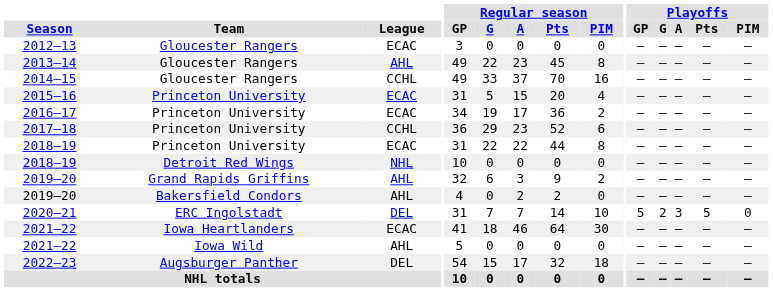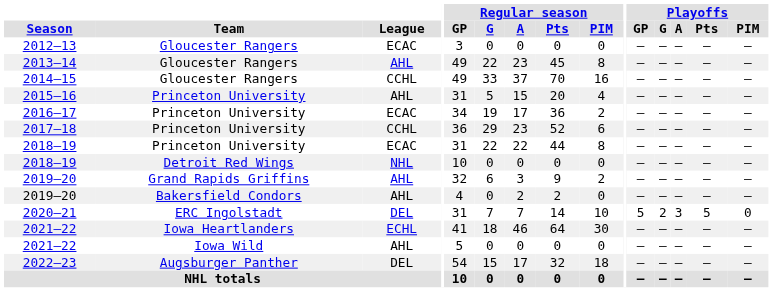(402, 96) ECAC -> (402, 96) AHL
(402, 229) ECAC -> (402, 229) ECHL
